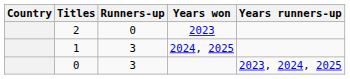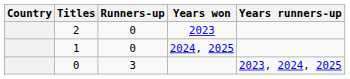(133, 48) 3 -> (133, 48) 0
